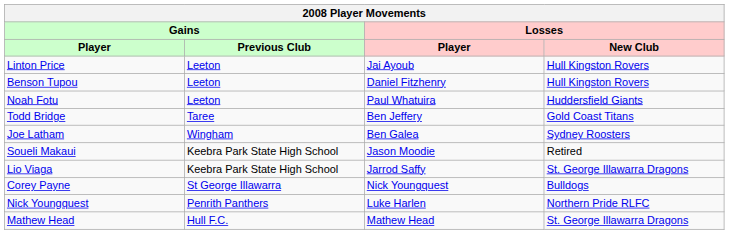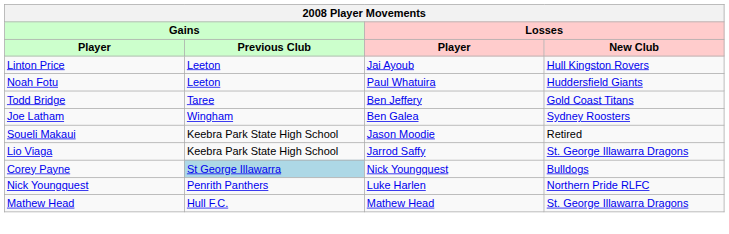- row: (42, 83)
(234, 186) no background -> (234, 169) lightblue background
